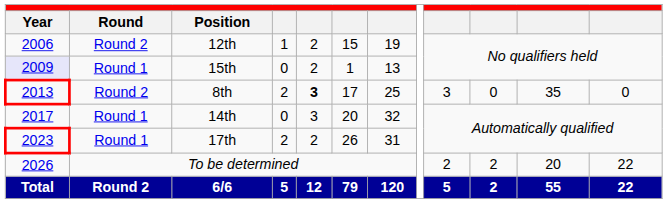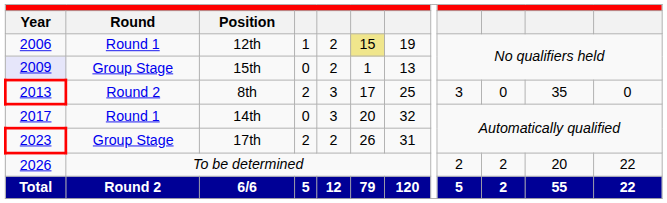(121, 44) Round 2 -> (133, 44) Round 1
(350, 44) no background -> (368, 44) khaki background
(121, 67) Round 1 -> (133, 67) Group Stage
(314, 91) bold -> (334, 91) normal
(121, 140) Round 1 -> (133, 140) Group Stage
